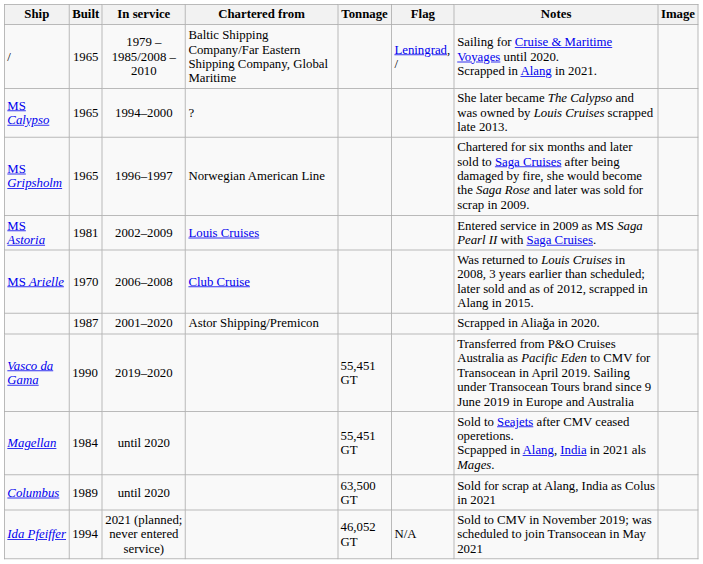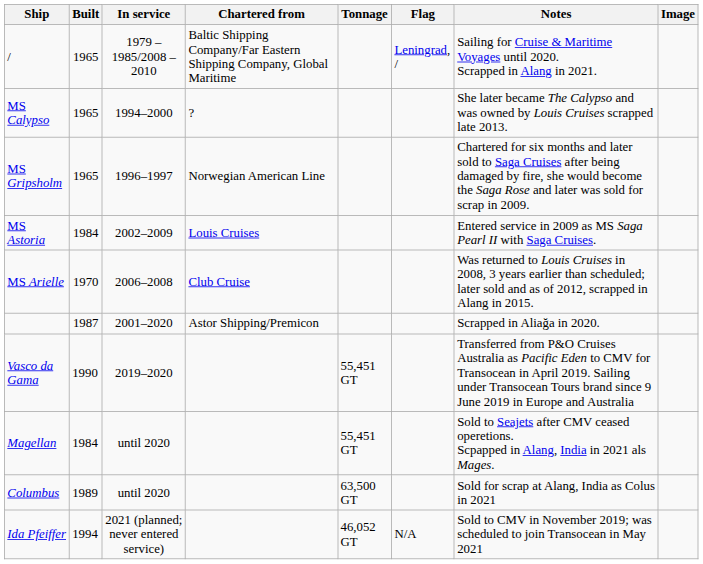(86, 232) 1981 -> (86, 232) 1984
